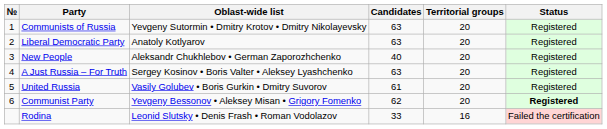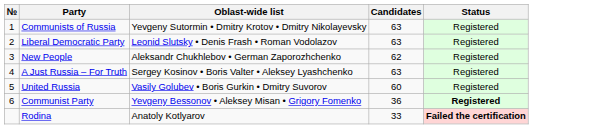- column: (465, 12)
(168, 42) Anatoly Kotlyarov -> (234, 42) Leonid Slutsky • Denis Frash • Roman Vodolazov
(396, 57) 40 -> (396, 57) 62
(396, 87) 61 -> (396, 87) 60
(396, 101) 62 -> (396, 101) 36
(234, 116) Leonid Slutsky • Denis Frash • Roman Vodolazov -> (168, 116) Anatoly Kotlyarov
(554, 116) normal -> (476, 116) bold
